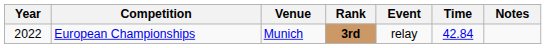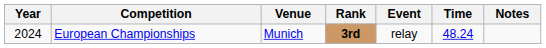(28, 34) 2022 -> (28, 34) 2024
(458, 34) 42.84 -> (458, 34) 48.24
